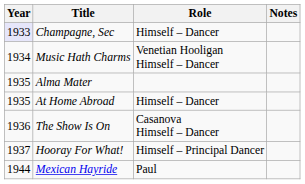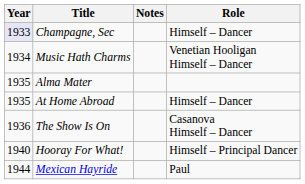columns swapped: (200, 13) <-> (283, 13)
(19, 151) 1937 -> (19, 151) 1940
